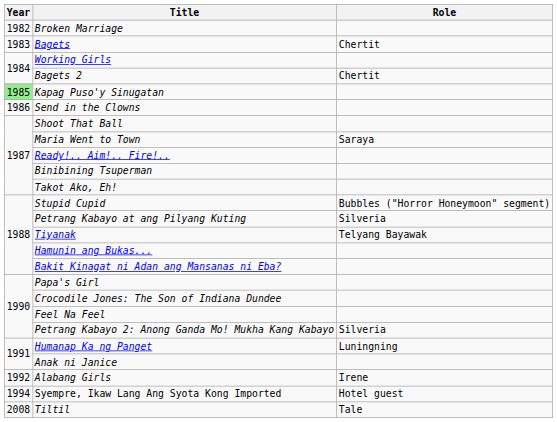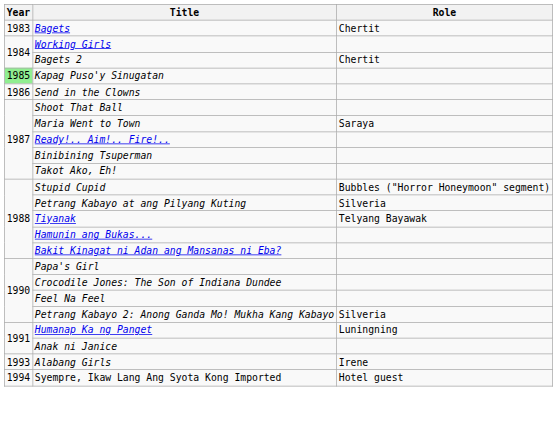- row: (79, 28)
(18, 378) 1992 -> (18, 362) 1993
- row: (52, 410)
